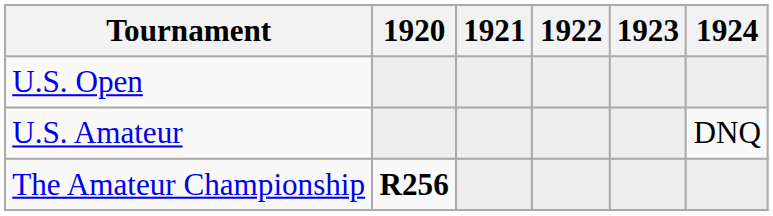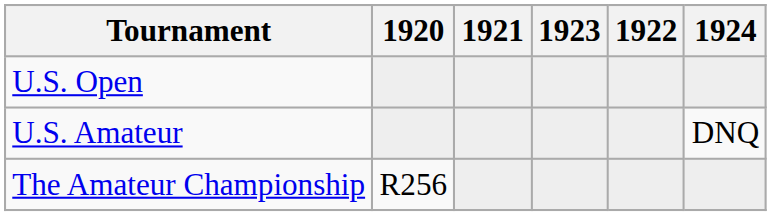columns swapped: (571, 30) <-> (648, 30)
(414, 184) bold -> (413, 184) normal
